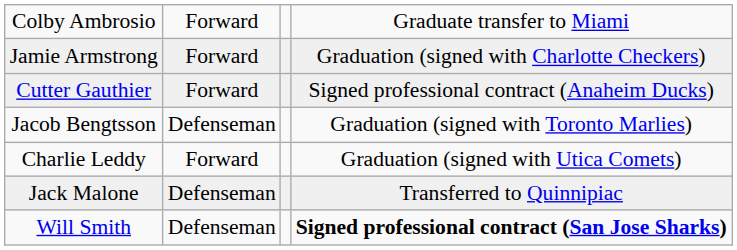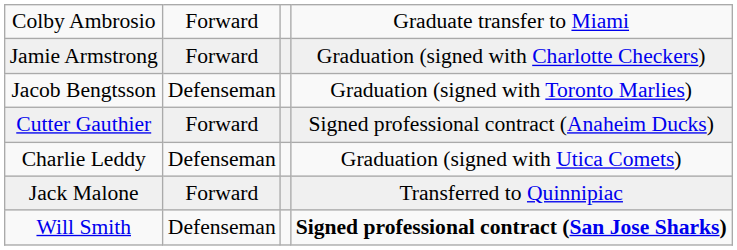rows swapped: (84, 124) <-> (84, 90)
(222, 158) Forward -> (222, 158) Defenseman
(222, 192) Defenseman -> (222, 192) Forward
